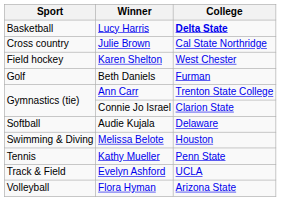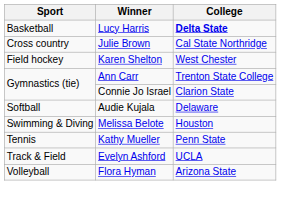- row: (127, 76)
